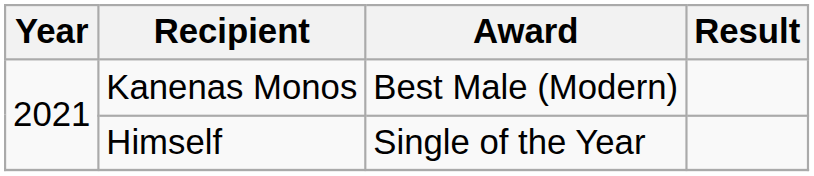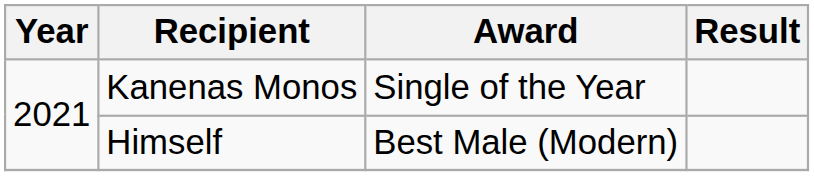(526, 87) Best Male (Modern) -> (509, 87) Single of the Year
(509, 142) Single of the Year -> (526, 142) Best Male (Modern)
